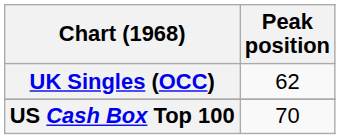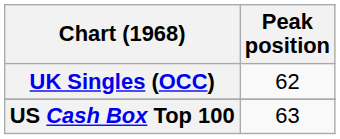(287, 116) 70 -> (287, 116) 63
